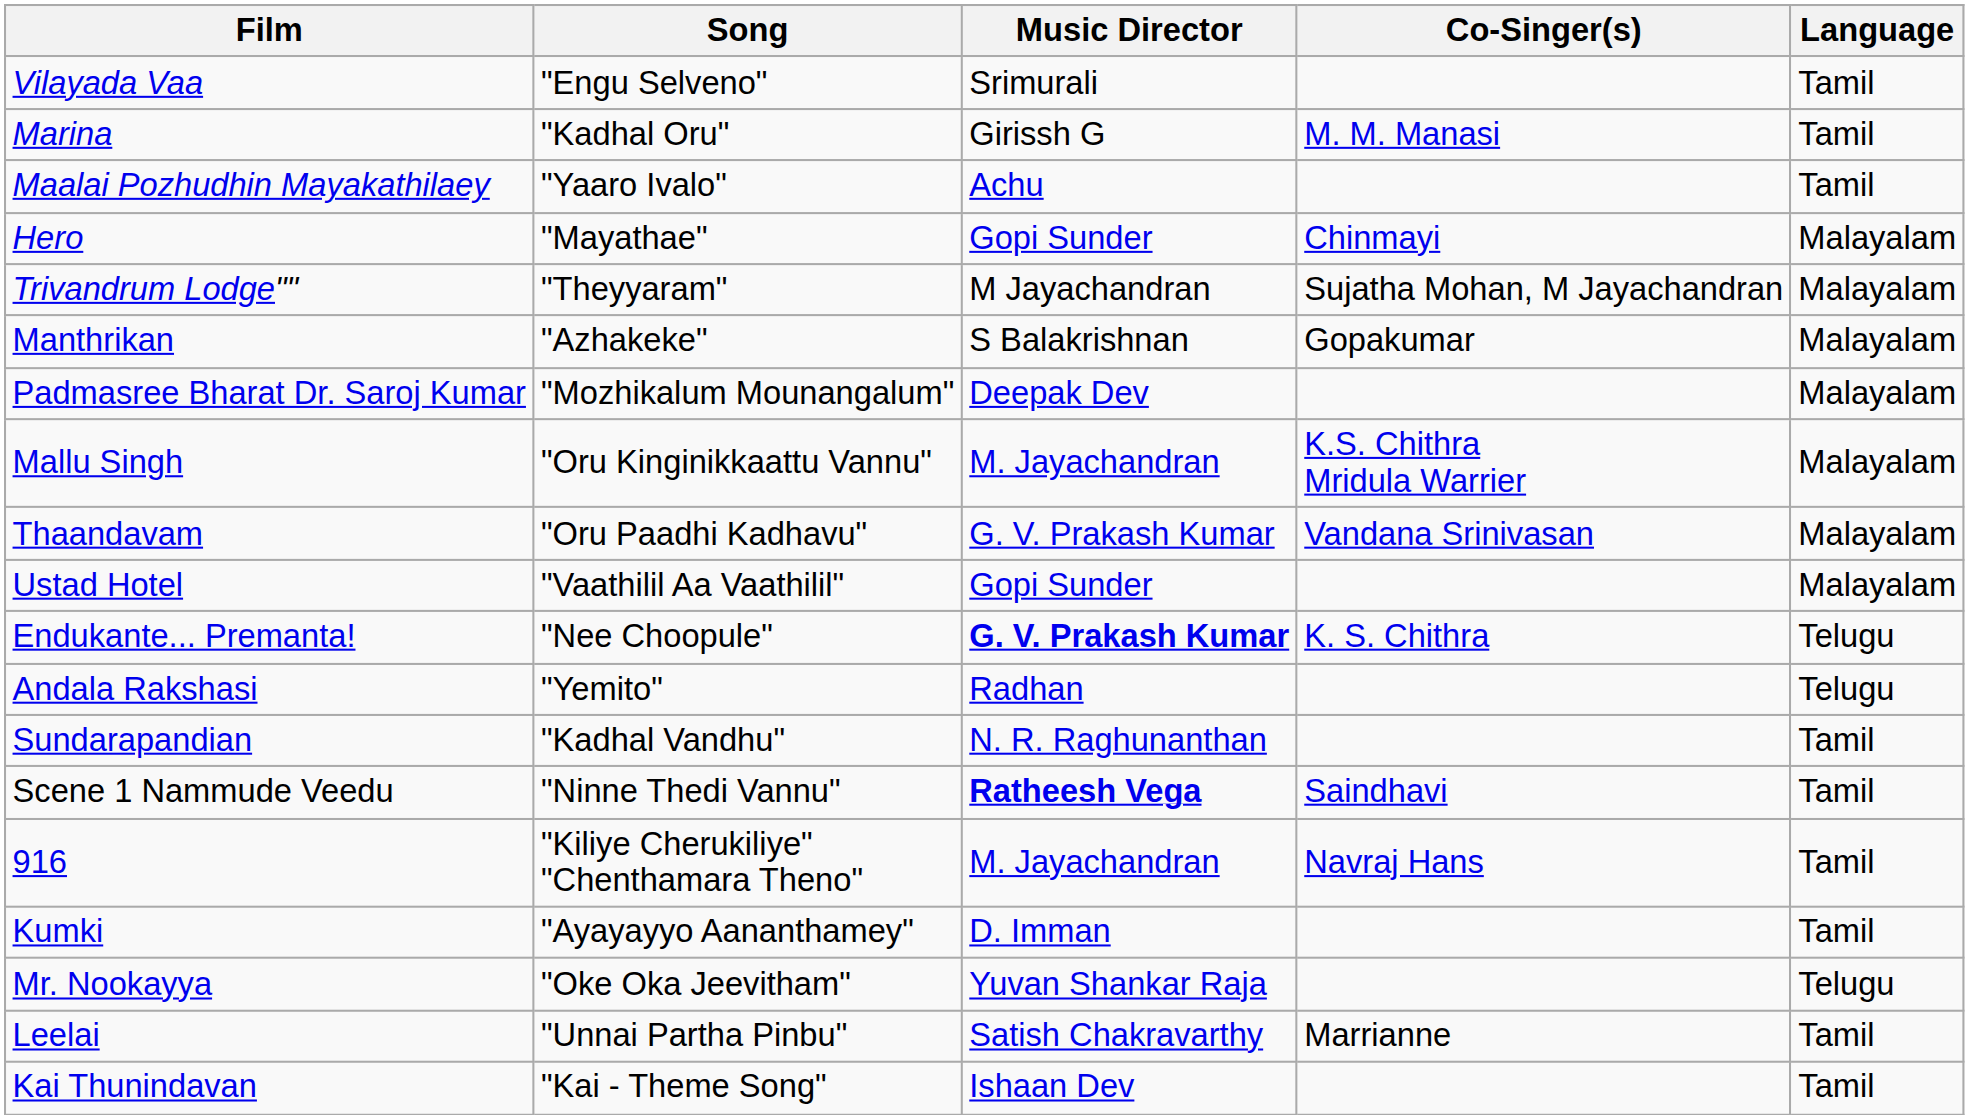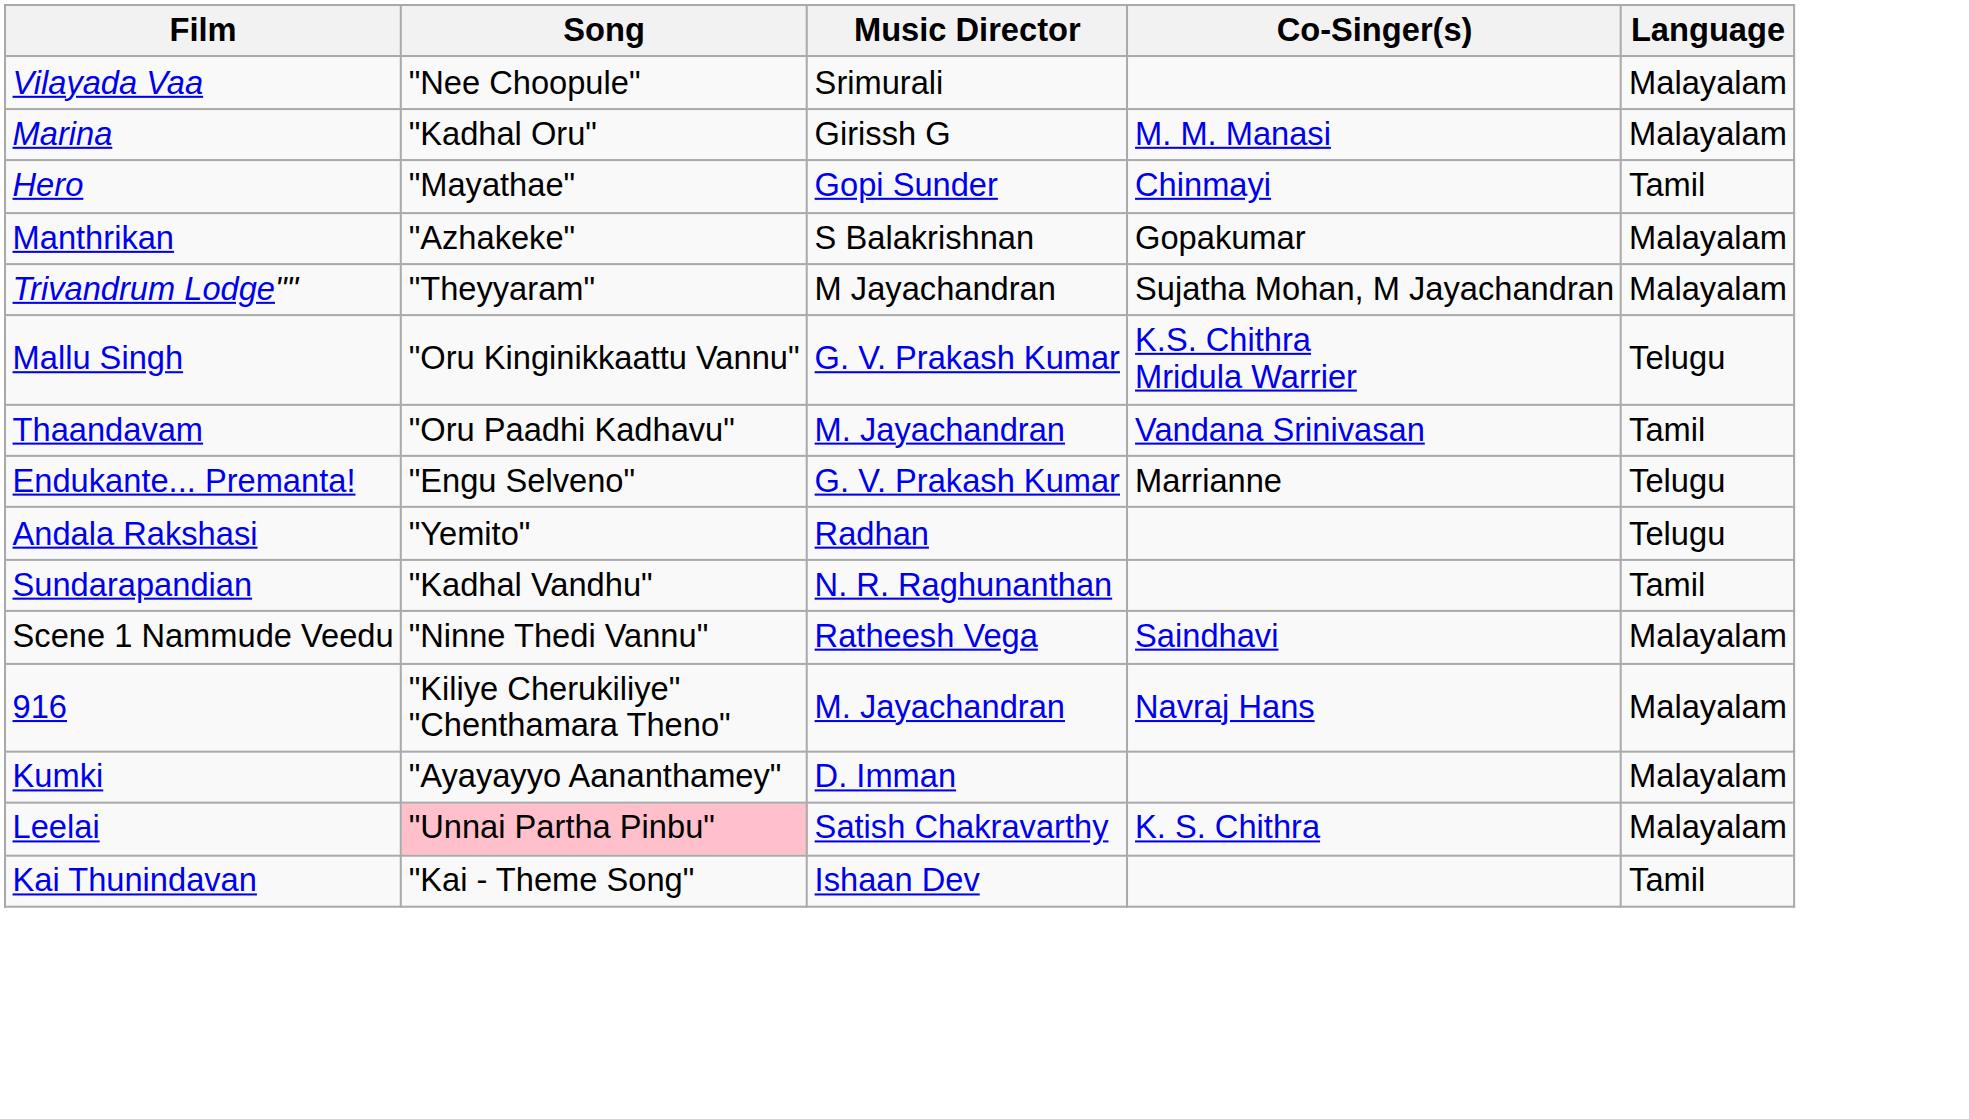(654, 82) "Engu Selveno" -> (525, 82) "Nee Choopule"
(1836, 82) Tamil -> (1708, 82) Malayalam
(1836, 133) Tamil -> (1708, 133) Malayalam
- row: (251, 185)
(1877, 237) Malayalam -> (1667, 185) Tamil
rows swapped: (155, 289) <-> (93, 340)
- row: (269, 392)
(1094, 462) M. Jayachandran -> (967, 359) G. V. Prakash Kumar
(1877, 462) Malayalam -> (1677, 359) Telugu
(1122, 532) G. V. Prakash Kumar -> (940, 429) M. Jayachandran
(1877, 532) Malayalam -> (1667, 429) Tamil
- row: (98, 584)
(657, 636) "Nee Choopule" -> (522, 481) "Engu Selveno"
(1129, 636) bold -> (967, 481) normal
(1397, 636) K. S. Chithra -> (1209, 481) Marrianne
(1085, 791) bold -> (926, 636) normal
(1836, 791) Tamil -> (1708, 636) Malayalam
(1836, 861) Tamil -> (1708, 706) Malayalam
(1836, 932) Tamil -> (1708, 776) Malayalam
- row: (112, 983)
(694, 1035) no background -> (562, 828) pink background
(1378, 1035) Marrianne -> (1228, 828) K. S. Chithra
(1836, 1035) Tamil -> (1708, 828) Malayalam
